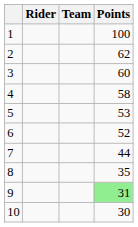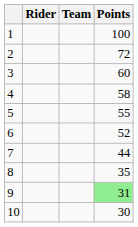(124, 53) 62 -> (124, 53) 72
(124, 113) 53 -> (124, 113) 55
